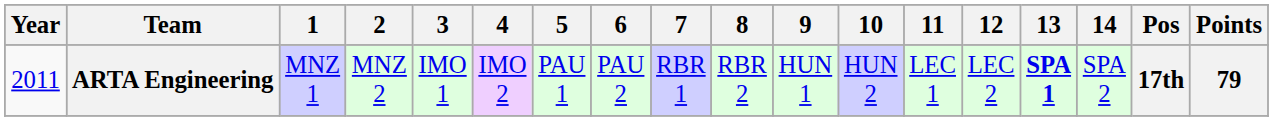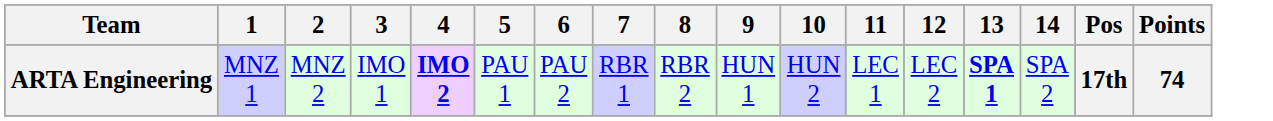- column: (36, 24)
(502, 79) normal -> (443, 79) bold
(1229, 79) 79 -> (1172, 79) 74
